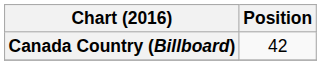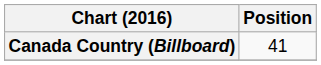(278, 45) 42 -> (278, 45) 41
